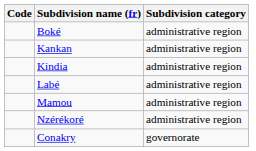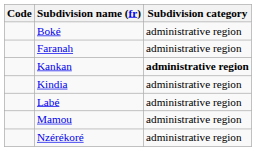+ row: (55, 48)
(194, 48) normal -> (197, 66) bold
- row: (56, 137)
